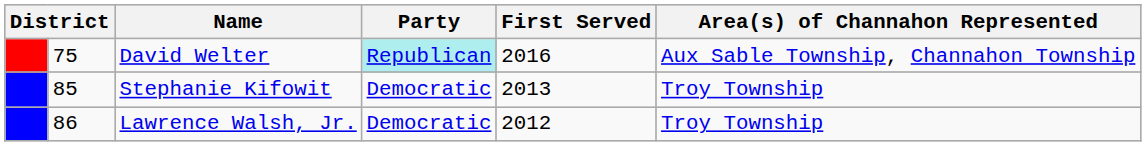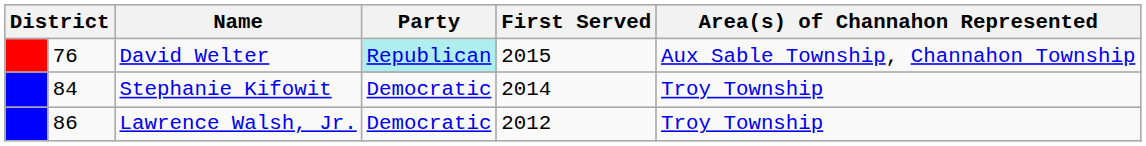(65, 56) 75 -> (65, 56) 76
(526, 56) 2016 -> (526, 56) 2015
(65, 90) 85 -> (65, 90) 84
(526, 90) 2013 -> (526, 90) 2014
